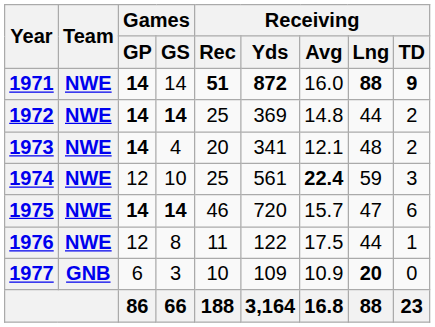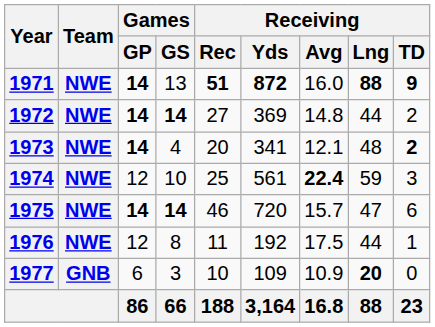(175, 83) 14 -> (175, 83) 13
(218, 115) 25 -> (218, 115) 27
(412, 147) normal -> (412, 147) bold
(270, 242) 122 -> (270, 242) 192
